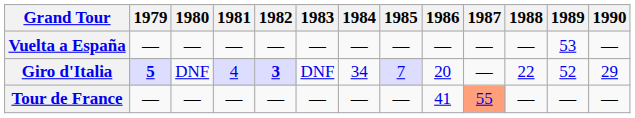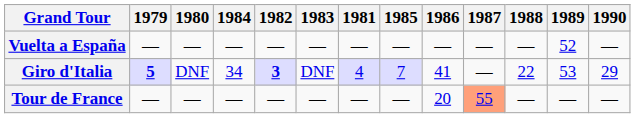columns swapped: (234, 17) <-> (359, 17)
(568, 44) 53 -> (568, 44) 52
(443, 71) 20 -> (443, 71) 41
(568, 71) 52 -> (568, 71) 53
(443, 98) 41 -> (443, 98) 20
